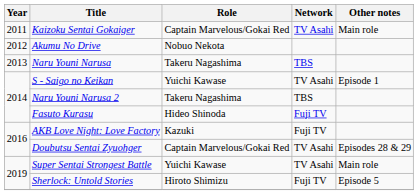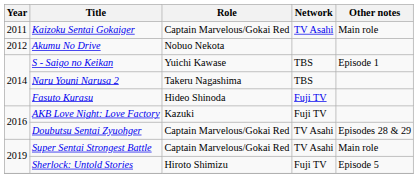- row: (72, 63)
(314, 80) TV Asahi -> (303, 63) TBS
(195, 165) Yuichi Kawase -> (227, 148) Captain Marvelous/Gokai Red
